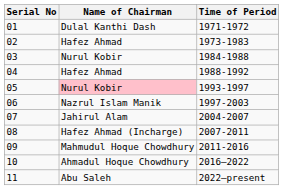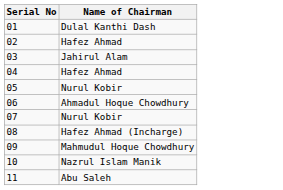- column: (238, 12)
(92, 57) Nurul Kobir -> (94, 57) Jahirul Alam
(92, 87) pink background -> (92, 87) no background
(111, 102) Nazrul Islam Manik -> (125, 102) Ahmadul Hoque Chowdhury
(94, 117) Jahirul Alam -> (92, 117) Nurul Kobir
(125, 162) Ahmadul Hoque Chowdhury -> (111, 162) Nazrul Islam Manik
